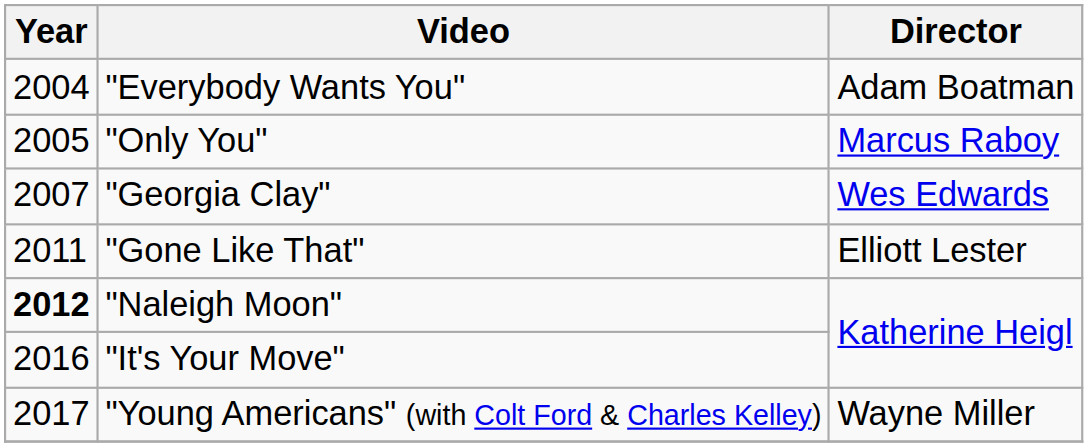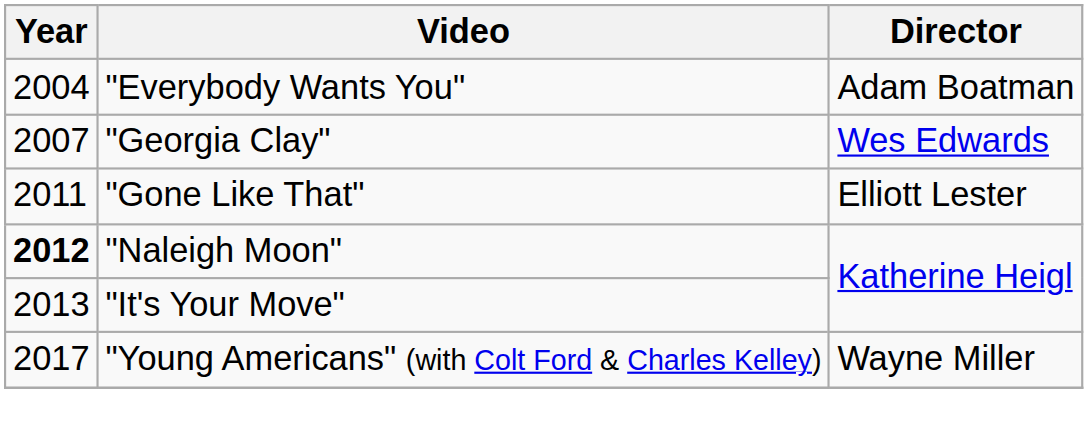- row: (186, 140)
(51, 359) 2016 -> (51, 304) 2013
